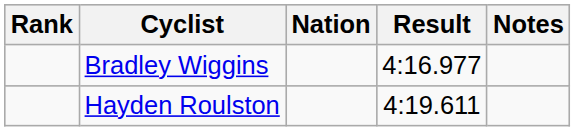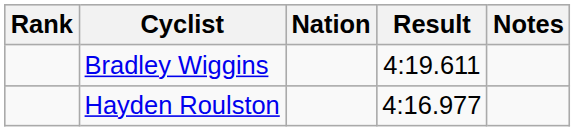(432, 65) 4:16.977 -> (432, 65) 4:19.611
(432, 105) 4:19.611 -> (432, 105) 4:16.977
